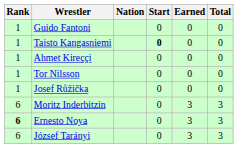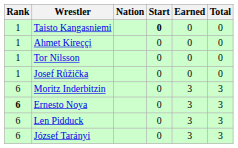- row: (62, 27)
+ row: (59, 120)
